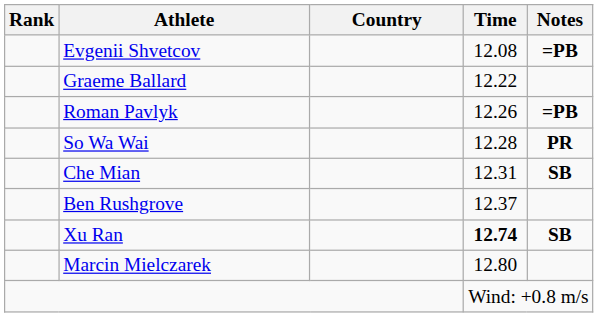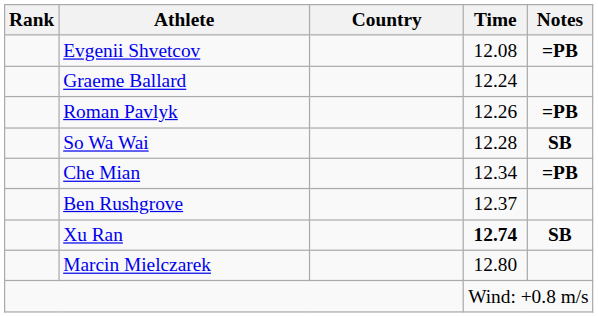(495, 81) 12.22 -> (495, 81) 12.24
(560, 142) PR -> (560, 142) SB
(495, 173) 12.31 -> (495, 173) 12.34
(560, 173) SB -> (560, 173) =PB
